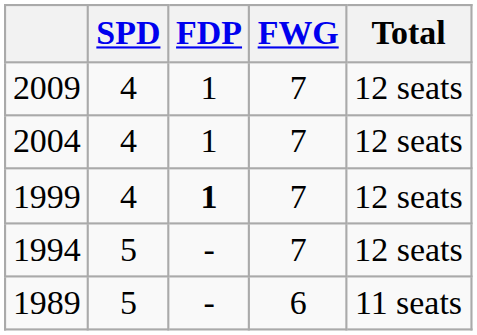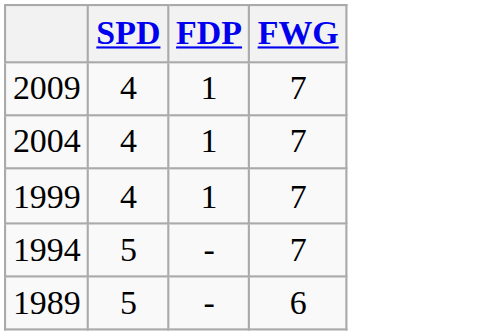- column: (409, 33)
(209, 195) bold -> (209, 195) normal
